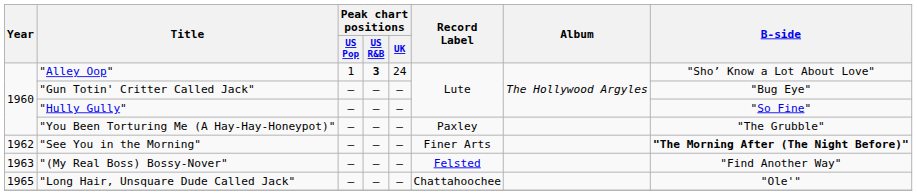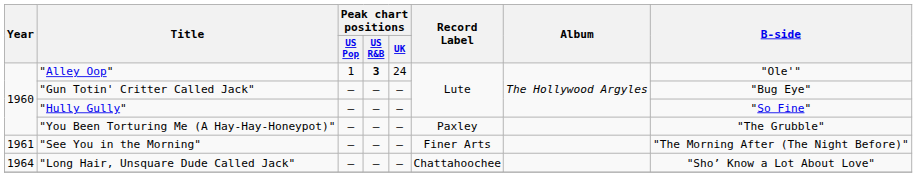(781, 72) "Sho’ Know a Lot About Love" -> (781, 72) "Ole'"
(21, 144) 1962 -> (21, 144) 1961
(781, 144) bold -> (781, 144) normal
- row: (134, 163)
(21, 181) 1965 -> (21, 163) 1964
(781, 181) "Ole'" -> (781, 163) "Sho’ Know a Lot About Love"
